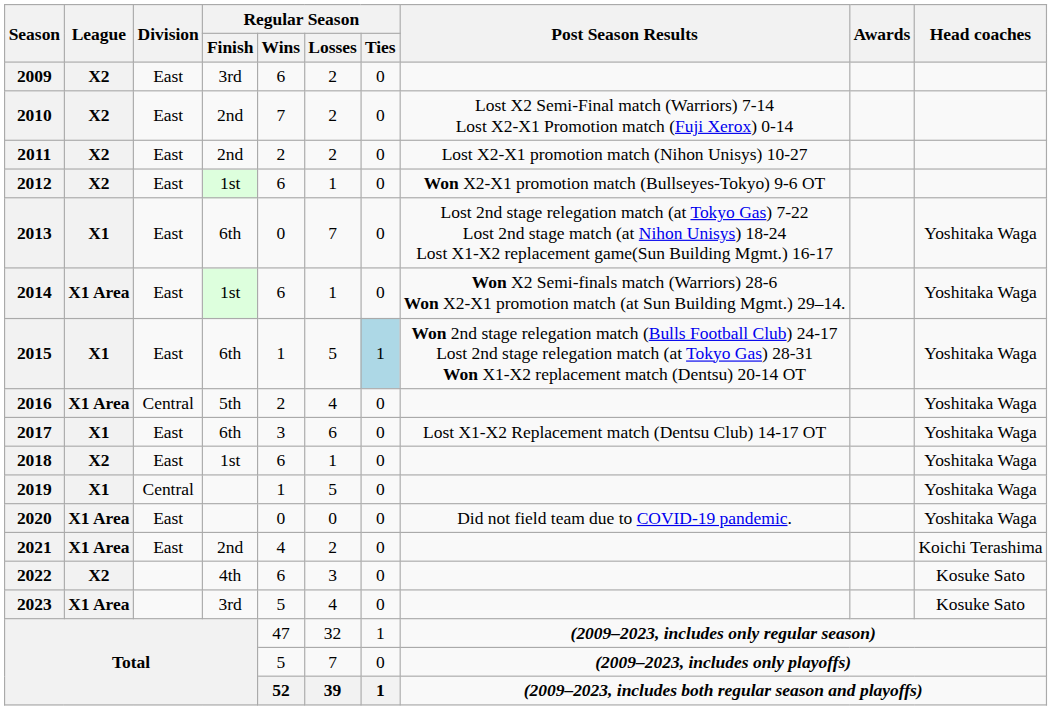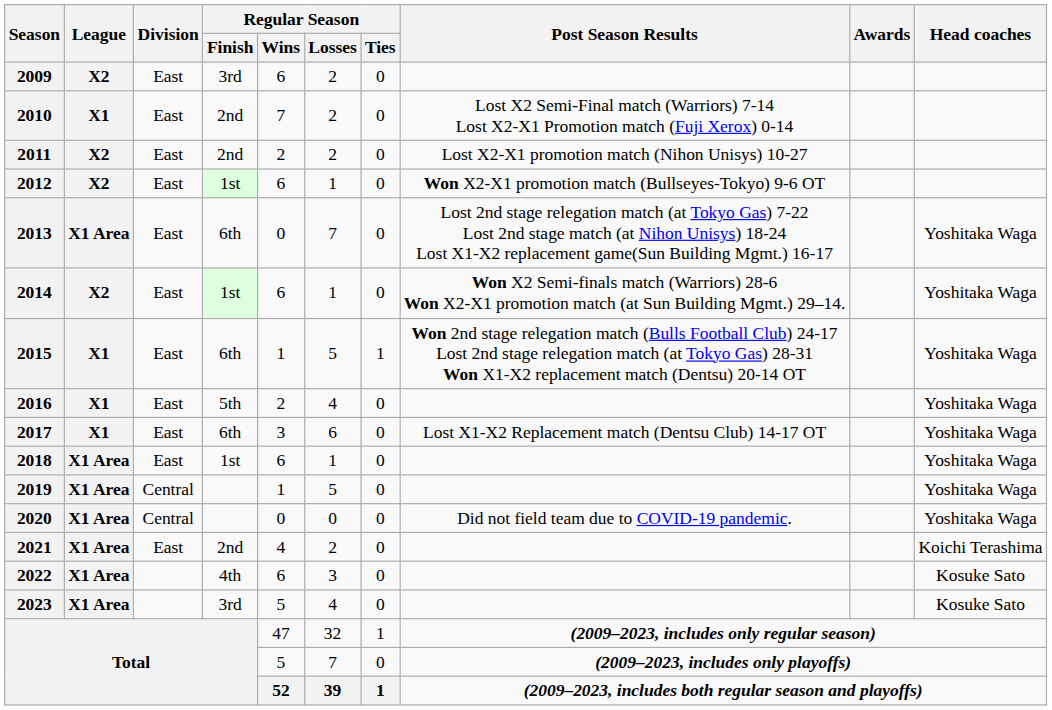(99, 115) X2 -> (99, 115) X1
(99, 233) X1 -> (99, 233) X1 Area
(99, 293) X1 Area -> (99, 293) X2
(380, 353) lightblue background -> (380, 353) no background
(99, 402) X1 Area -> (99, 402) X1
(168, 402) Central -> (168, 402) East
(99, 460) X2 -> (99, 460) X1 Area
(99, 489) X1 -> (99, 489) X1 Area
(168, 517) East -> (168, 517) Central
(99, 575) X2 -> (99, 575) X1 Area
